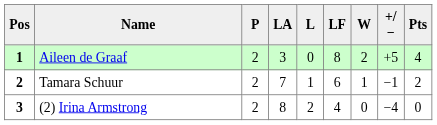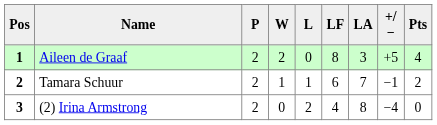columns swapped: (364, 24) <-> (283, 24)
